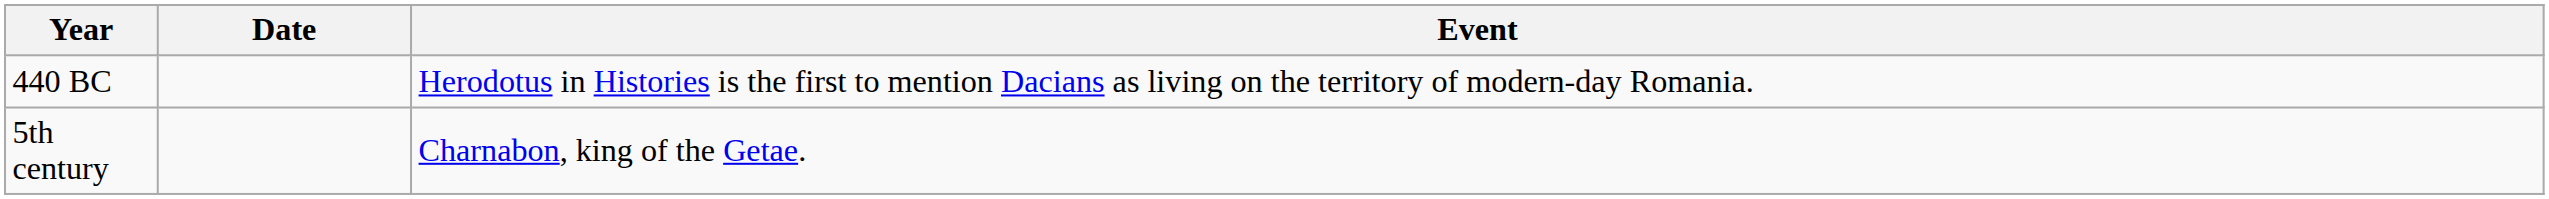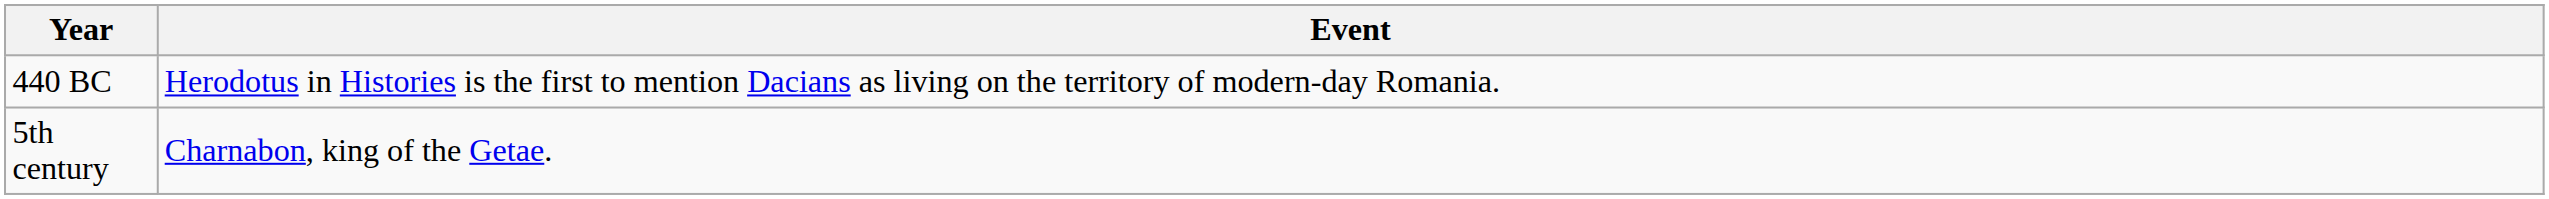- column: (284, 30)
